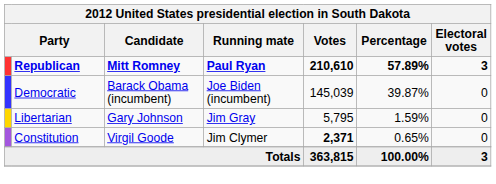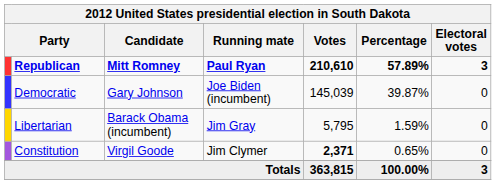(148, 92) Barack Obama (incumbent) -> (145, 92) Gary Johnson
(145, 118) Gary Johnson -> (148, 125) Barack Obama (incumbent)
